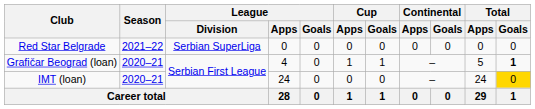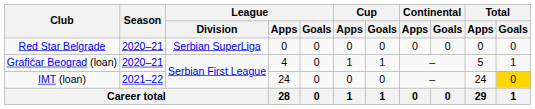(143, 46) 2021–22 -> (143, 46) 2020–21
(513, 63) bold -> (513, 63) normal
(143, 79) 2020–21 -> (143, 79) 2021–22
